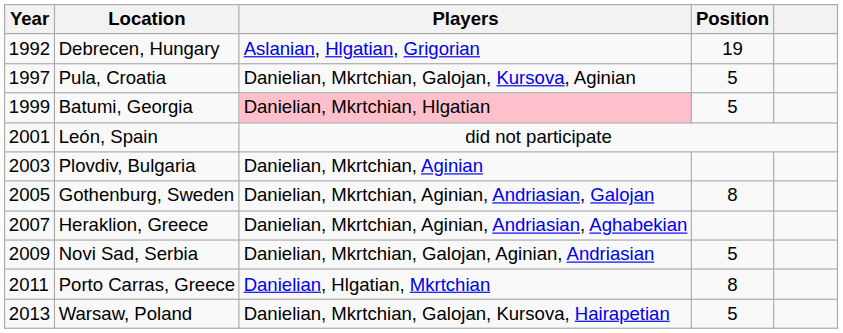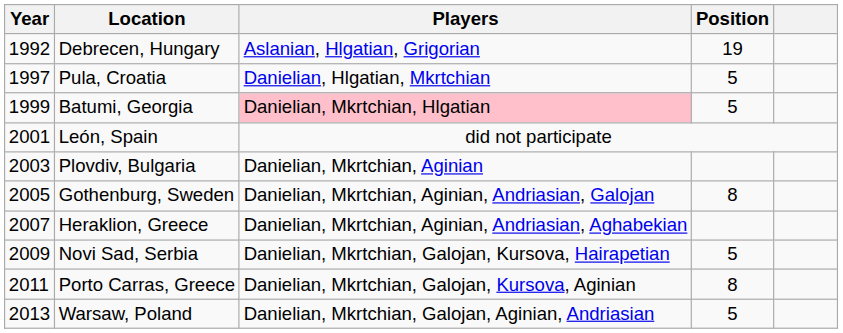(440, 78) Danielian, Mkrtchian, Galojan, Kursova, Aginian -> (367, 78) Danielian, Hlgatian, Mkrtchian
(449, 254) Danielian, Mkrtchian, Galojan, Aginian, Andriasian -> (457, 254) Danielian, Mkrtchian, Galojan, Kursova, Hairapetian
(367, 284) Danielian, Hlgatian, Mkrtchian -> (440, 284) Danielian, Mkrtchian, Galojan, Kursova, Aginian
(457, 313) Danielian, Mkrtchian, Galojan, Kursova, Hairapetian -> (449, 313) Danielian, Mkrtchian, Galojan, Aginian, Andriasian
